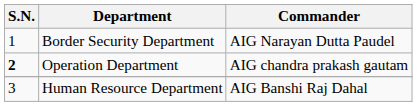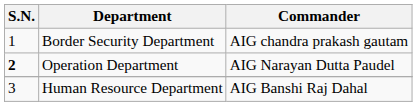(312, 40) AIG Narayan Dutta Paudel -> (319, 40) AIG chandra prakash gautam
(319, 64) AIG chandra prakash gautam -> (312, 64) AIG Narayan Dutta Paudel
